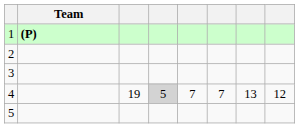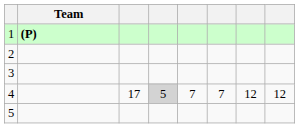(134, 93) 19 -> (134, 93) 17
(251, 93) 13 -> (251, 93) 12
